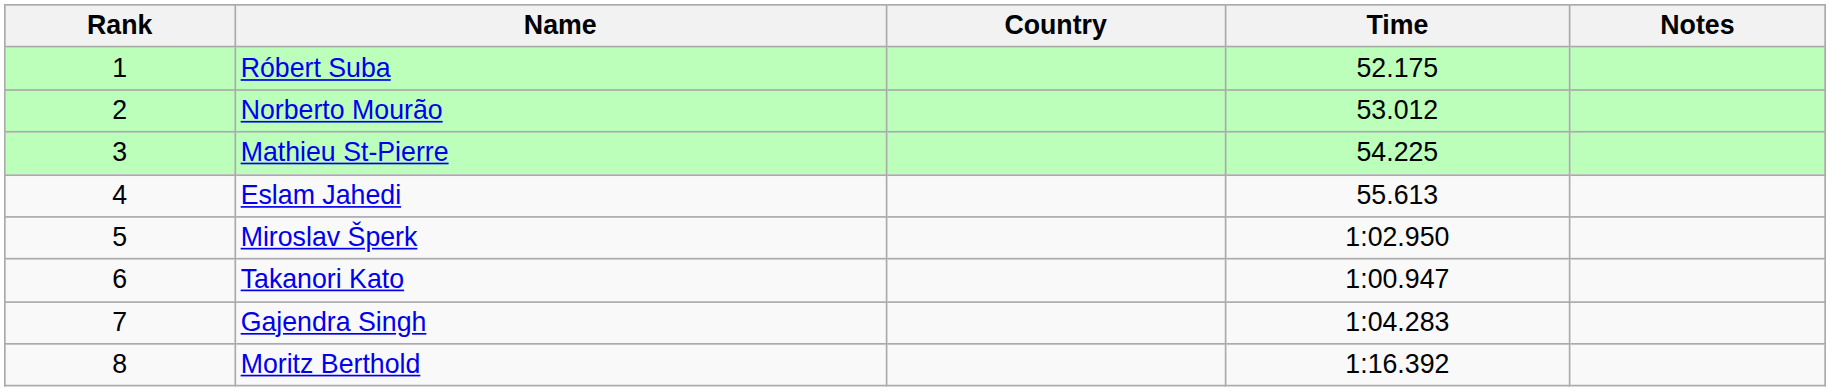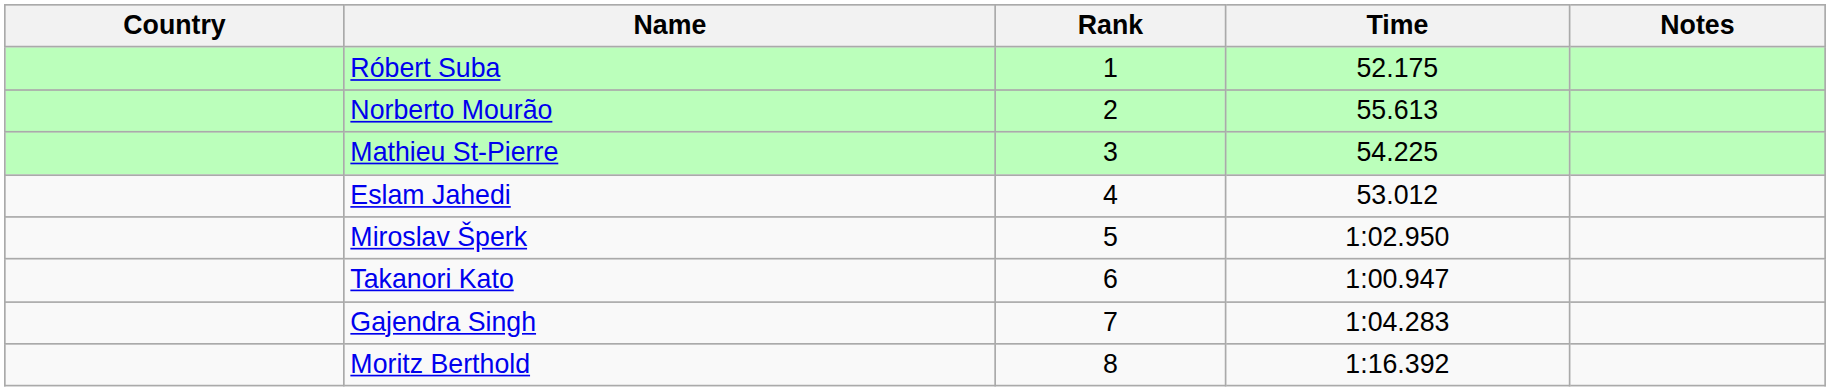columns swapped: (120, 25) <-> (1056, 25)
(1397, 110) 53.012 -> (1397, 110) 55.613
(1397, 195) 55.613 -> (1397, 195) 53.012
